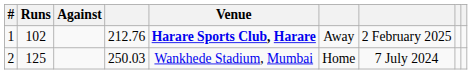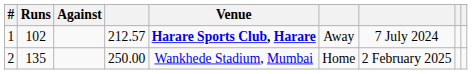(127, 36) 212.76 -> (127, 36) 212.57
(407, 36) 2 February 2025 -> (407, 36) 7 July 2024
(36, 58) 125 -> (36, 58) 135
(127, 58) 250.03 -> (127, 58) 250.00
(407, 58) 7 July 2024 -> (407, 58) 2 February 2025
